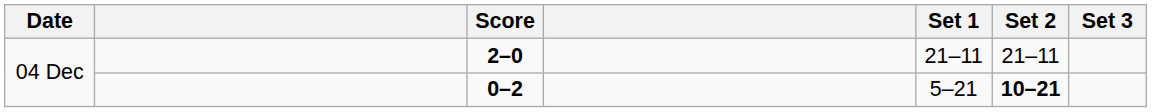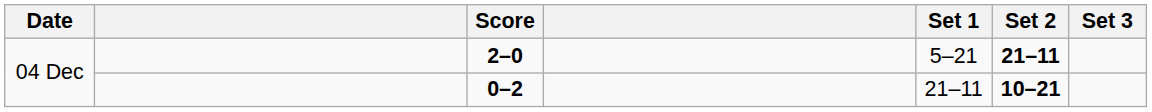(954, 55) 21–11 -> (954, 55) 5–21
(1031, 55) normal -> (1031, 55) bold
(954, 89) 5–21 -> (954, 89) 21–11
